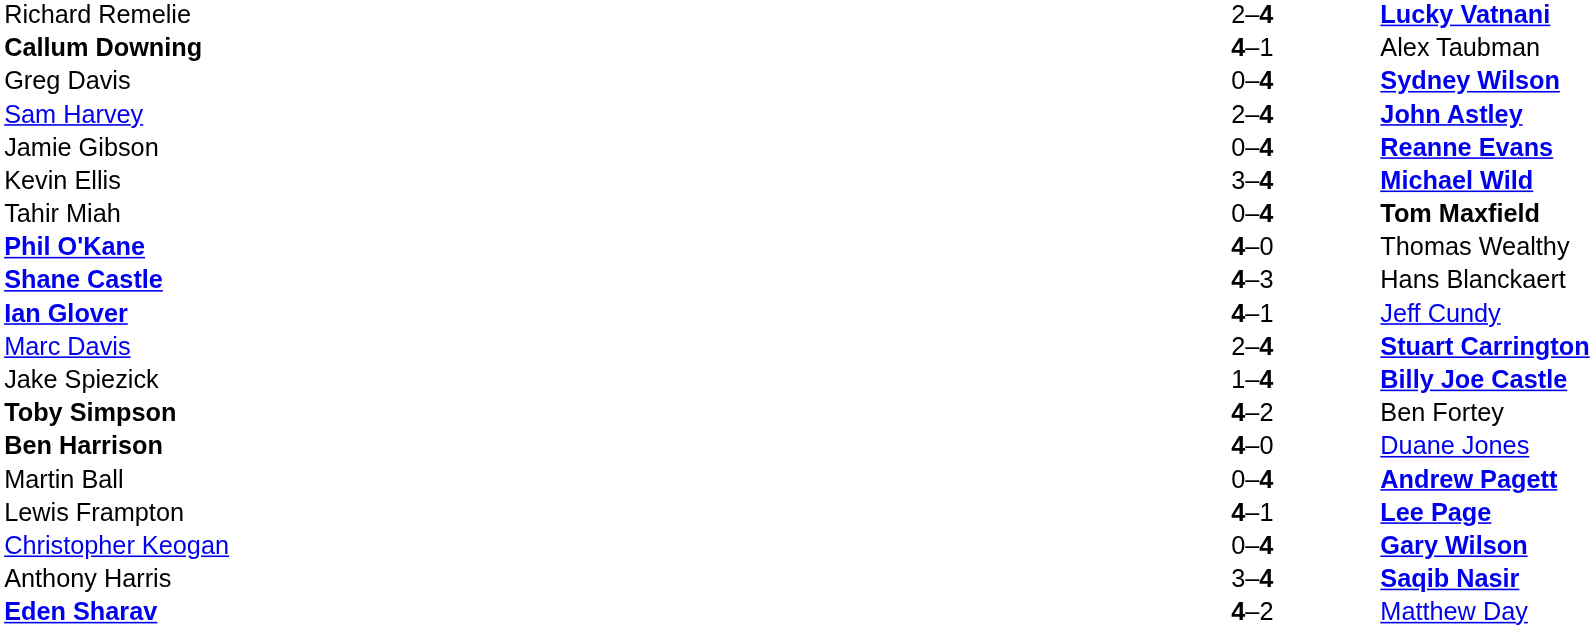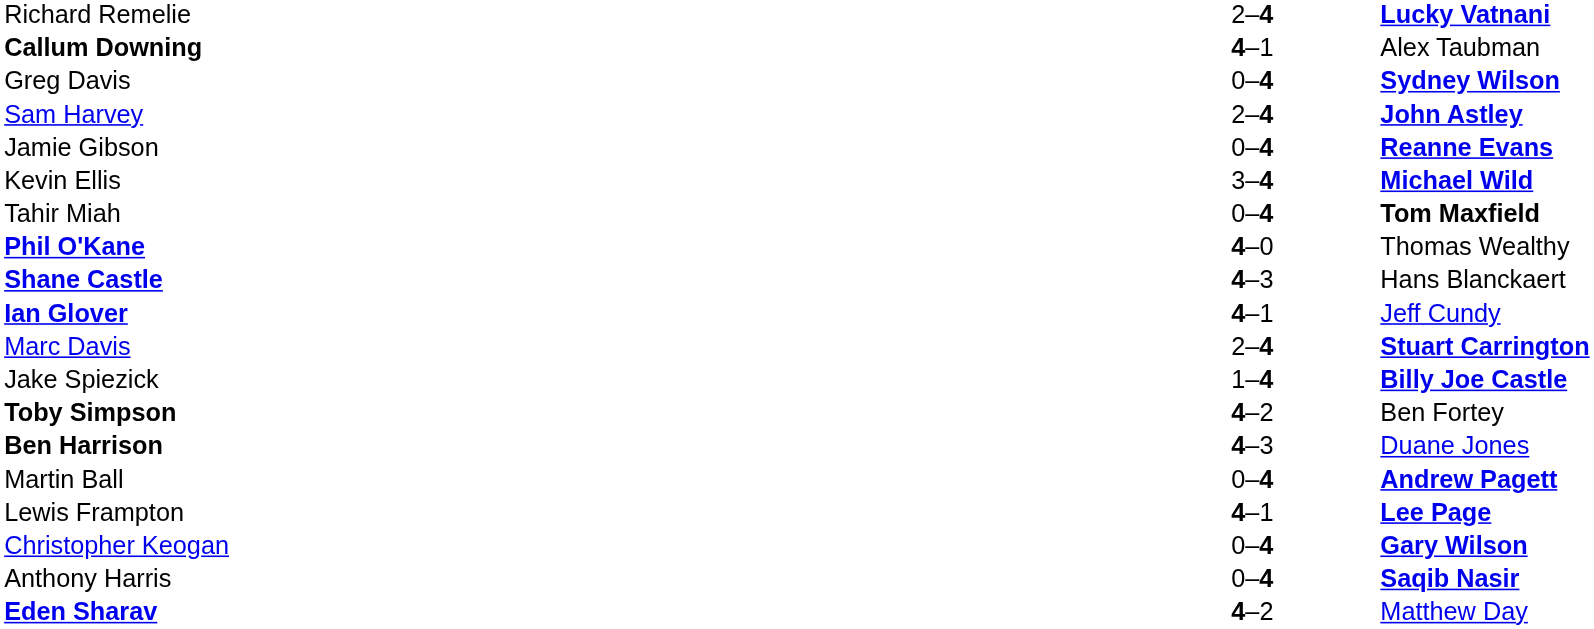(1252, 446) 4–0 -> (1252, 446) 4–3
(1252, 578) 3–4 -> (1252, 578) 0–4
